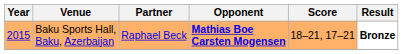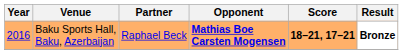(19, 36) 2015 -> (19, 36) 2016
(323, 36) normal -> (323, 36) bold
